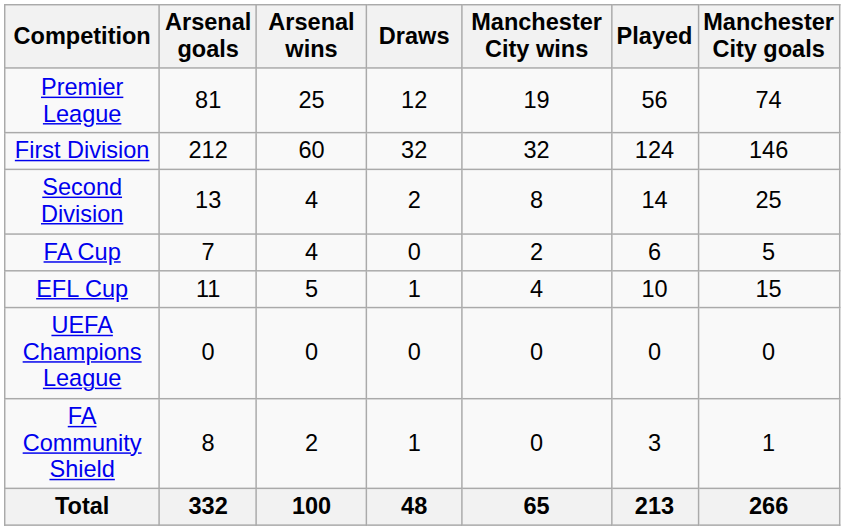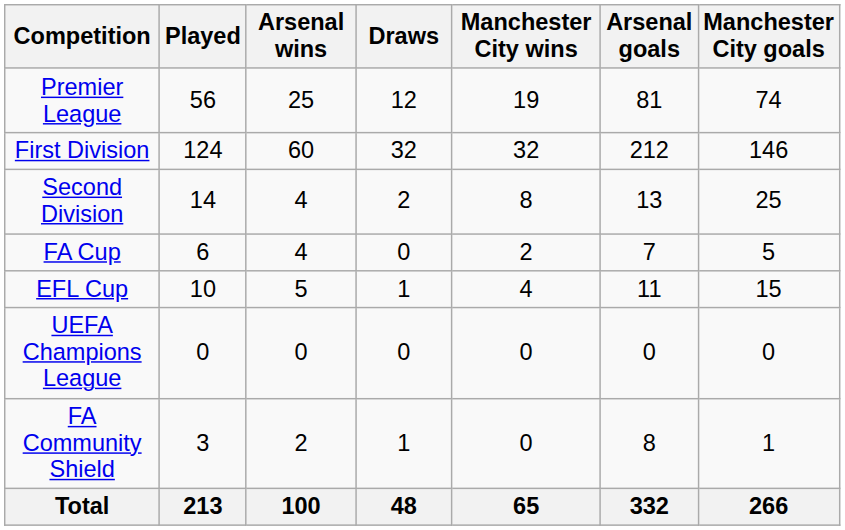columns swapped: (654, 36) <-> (208, 36)
